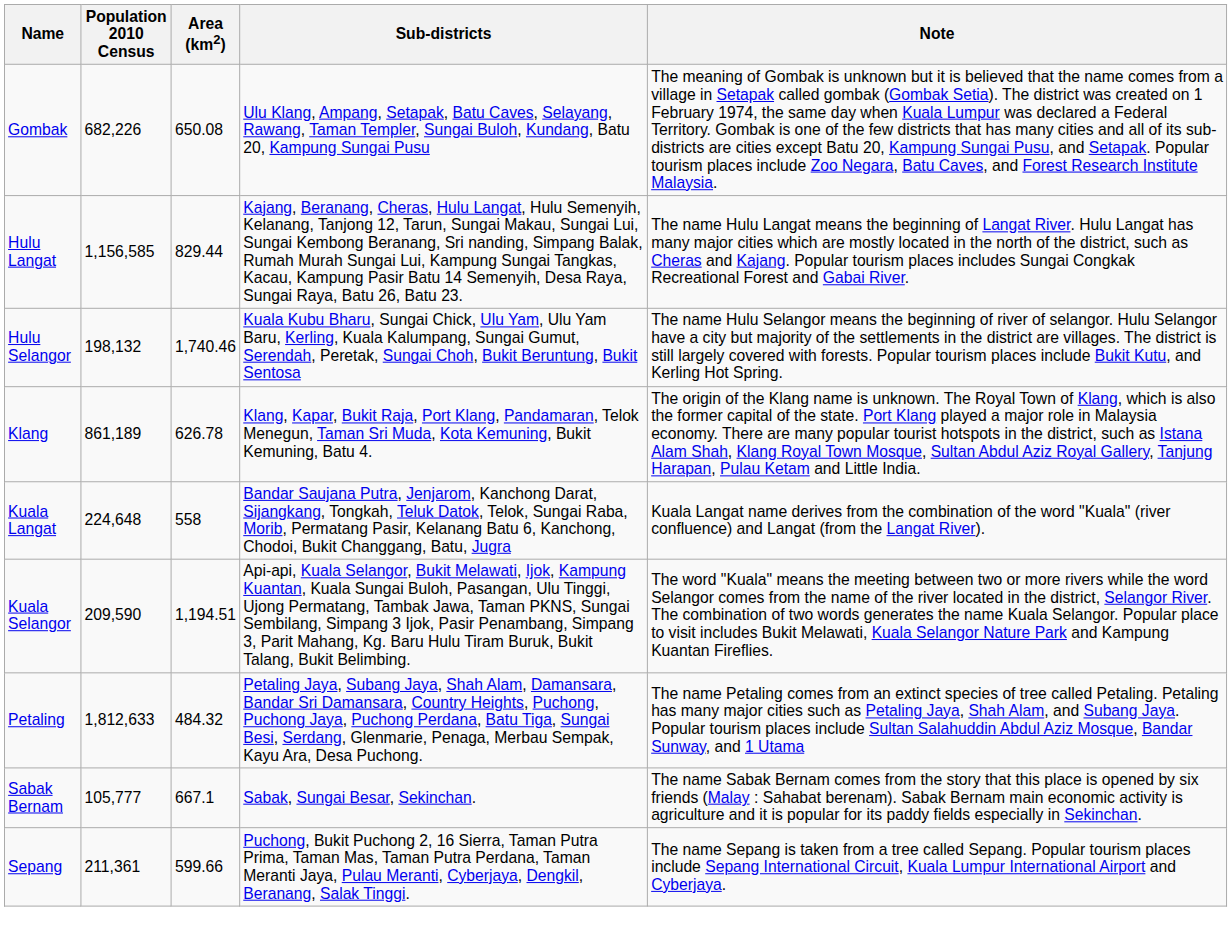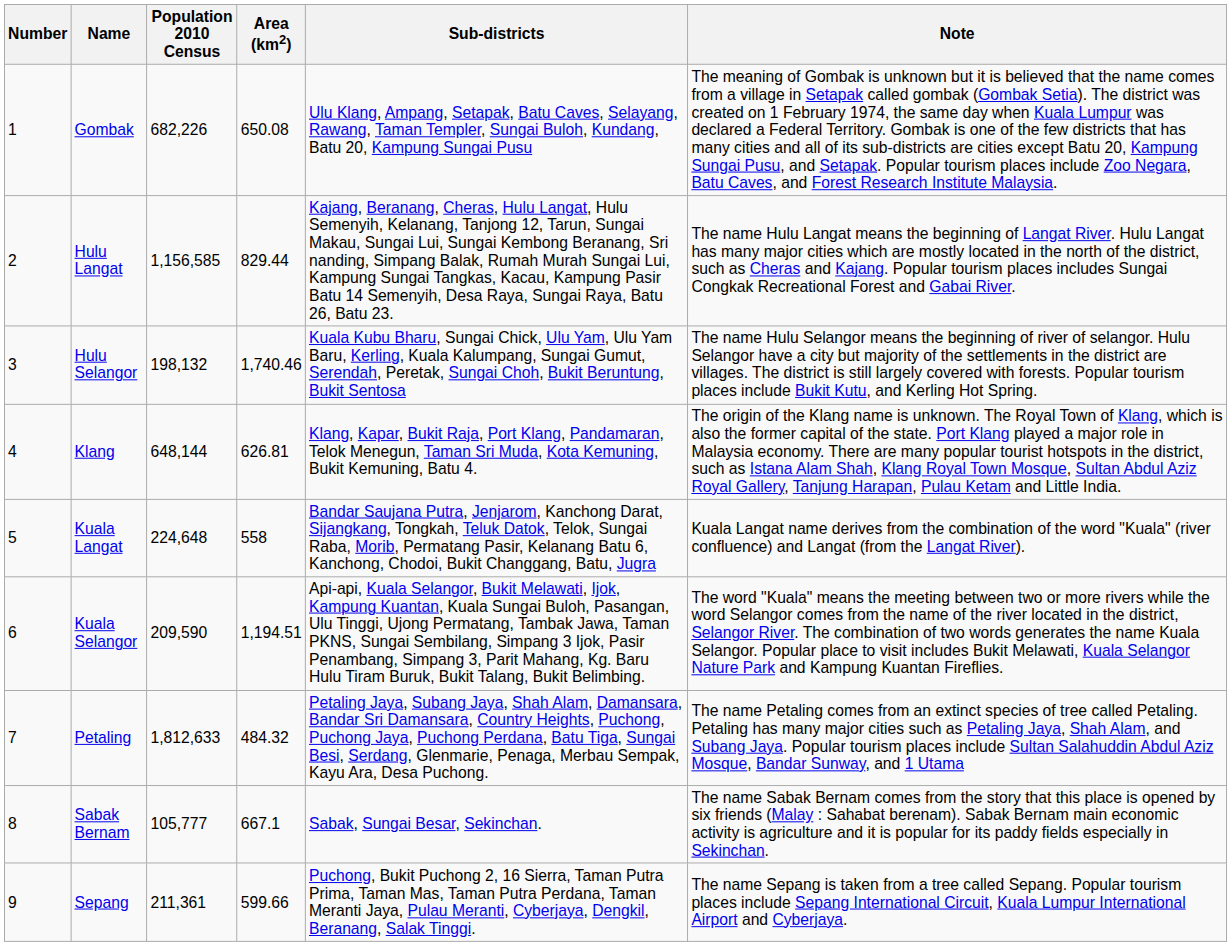+ column: (38, 34)
(113, 433) 861,189 -> (179, 451) 648,144
(199, 433) 626.78 -> (265, 451) 626.81
